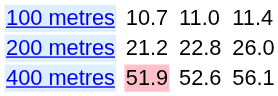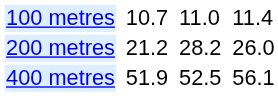(200, 48) 22.8 -> (200, 48) 28.2
(147, 77) pink background -> (147, 77) no background
(200, 77) 52.6 -> (200, 77) 52.5
